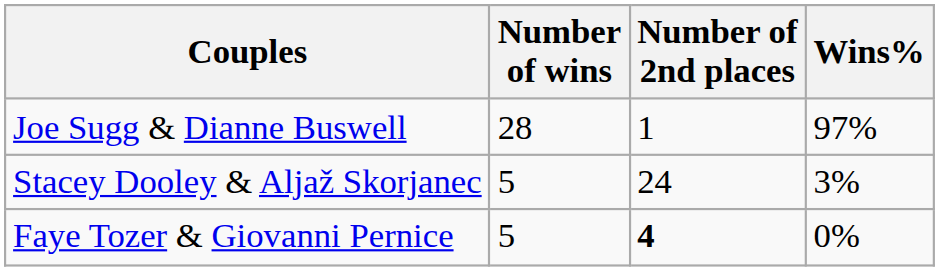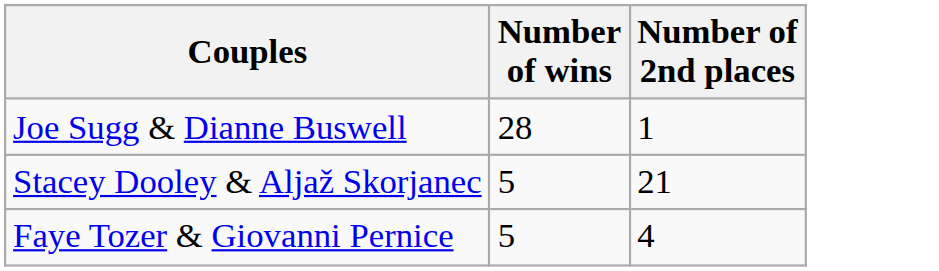- column: (869, 51)
(654, 181) 24 -> (654, 181) 21
(646, 236) bold -> (646, 236) normal
